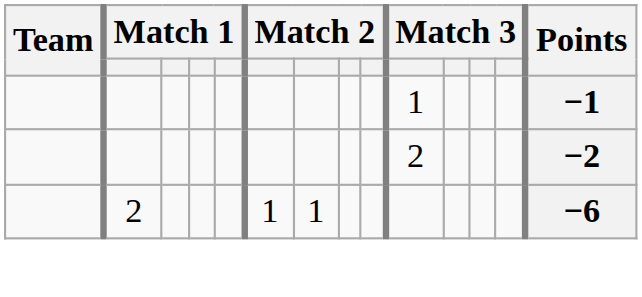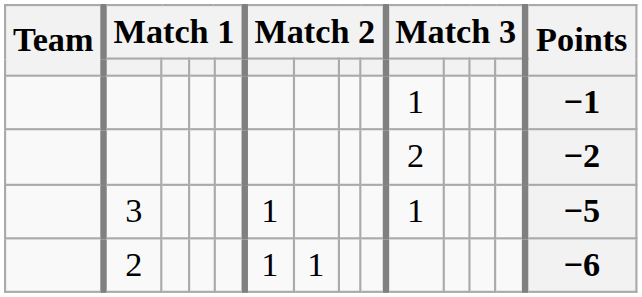+ row: (54, 211)
